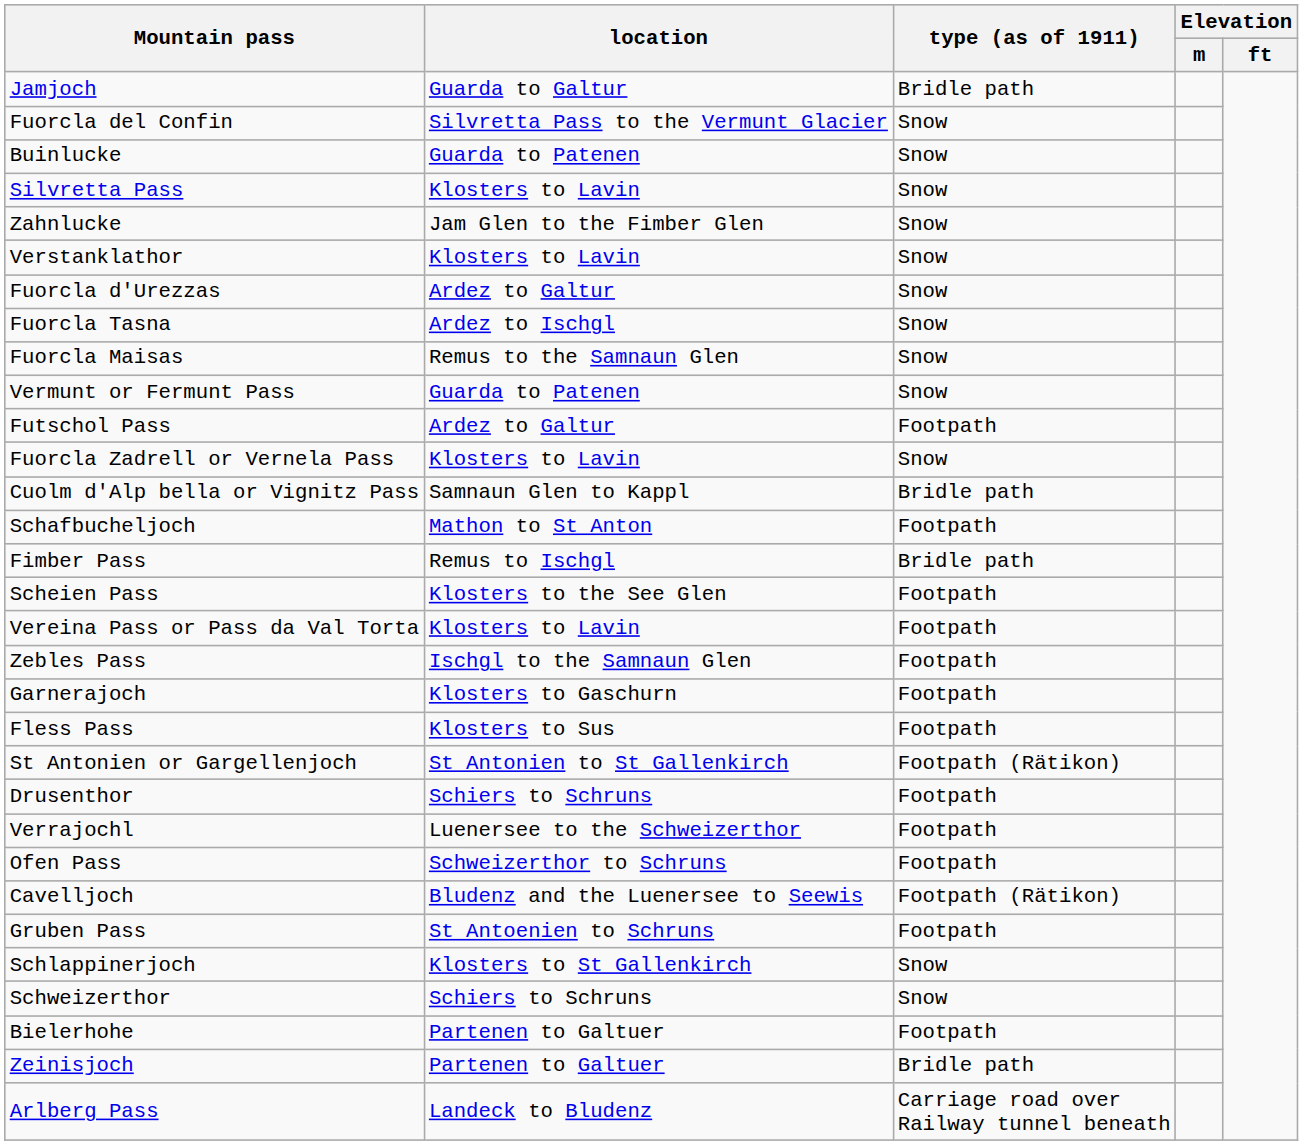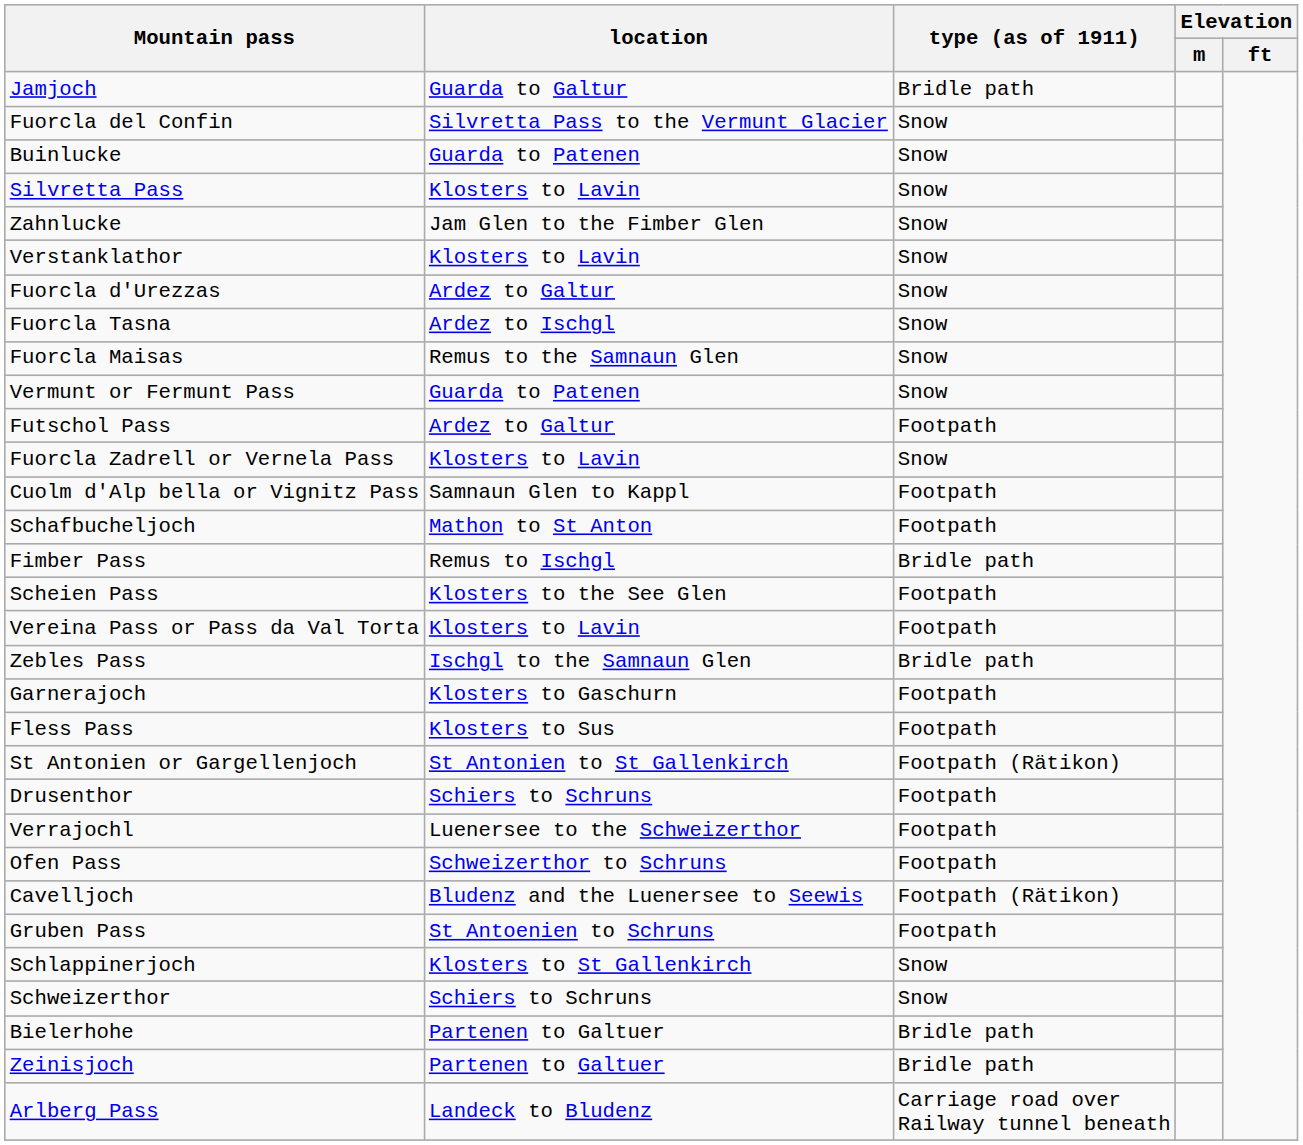(966, 493) Bridle path -> (947, 493) Footpath
(947, 662) Footpath -> (966, 662) Bridle path
(947, 1032) Footpath -> (966, 1032) Bridle path
